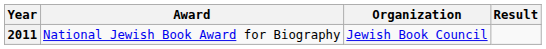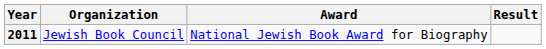columns swapped: (417, 15) <-> (192, 15)
